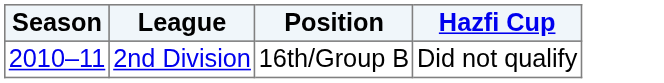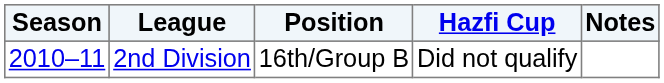+ column: (620, 22)
